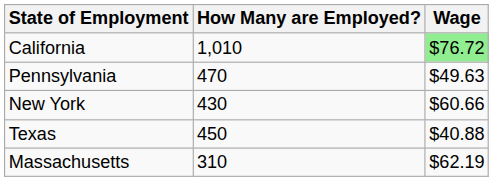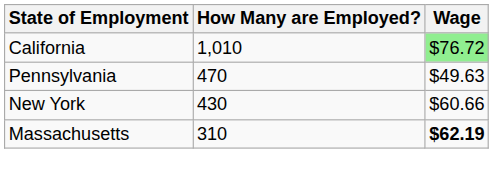- row: (32, 133)
(457, 162) normal -> (457, 133) bold
